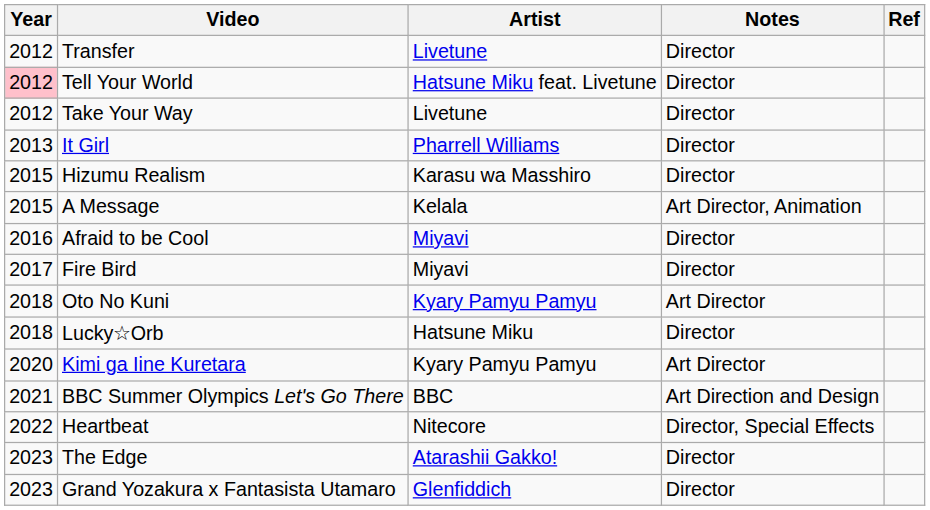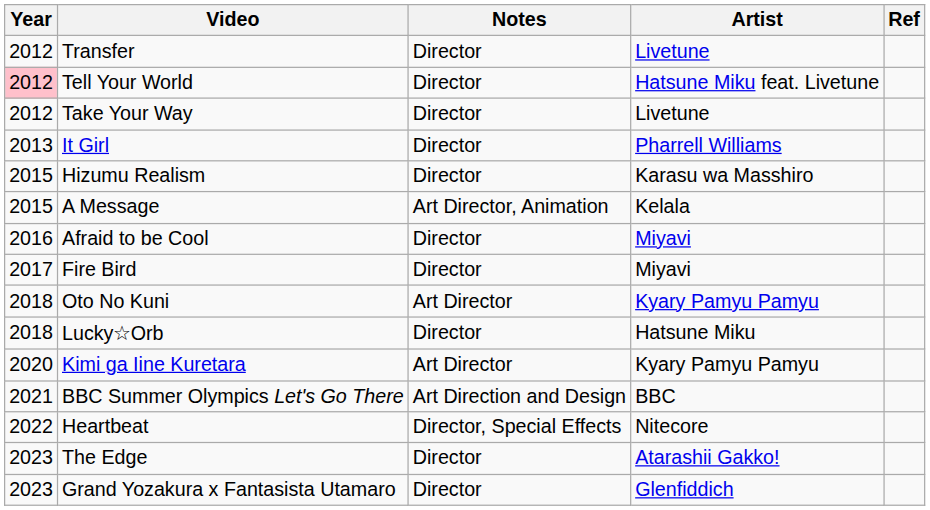columns swapped: (535, 20) <-> (772, 20)
